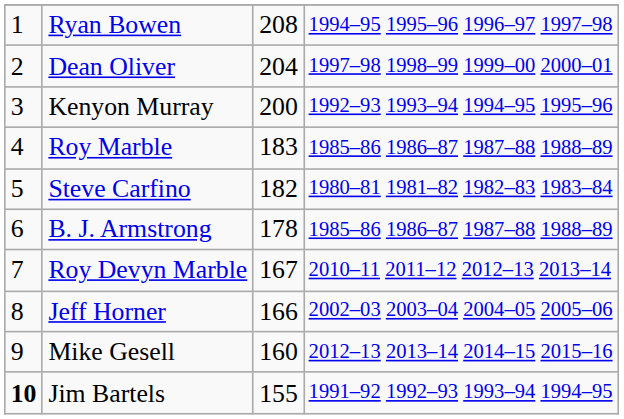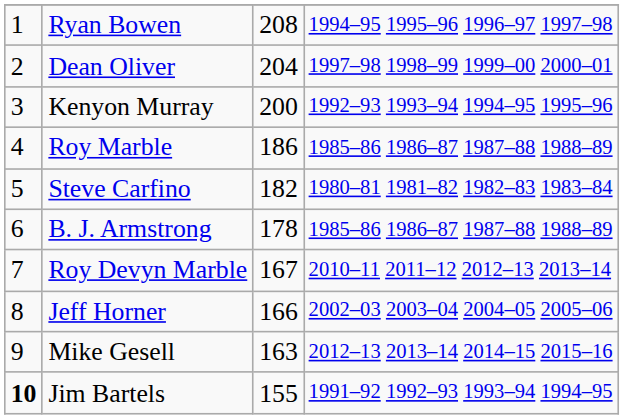(278, 147) 183 -> (278, 147) 186
(278, 351) 160 -> (278, 351) 163
